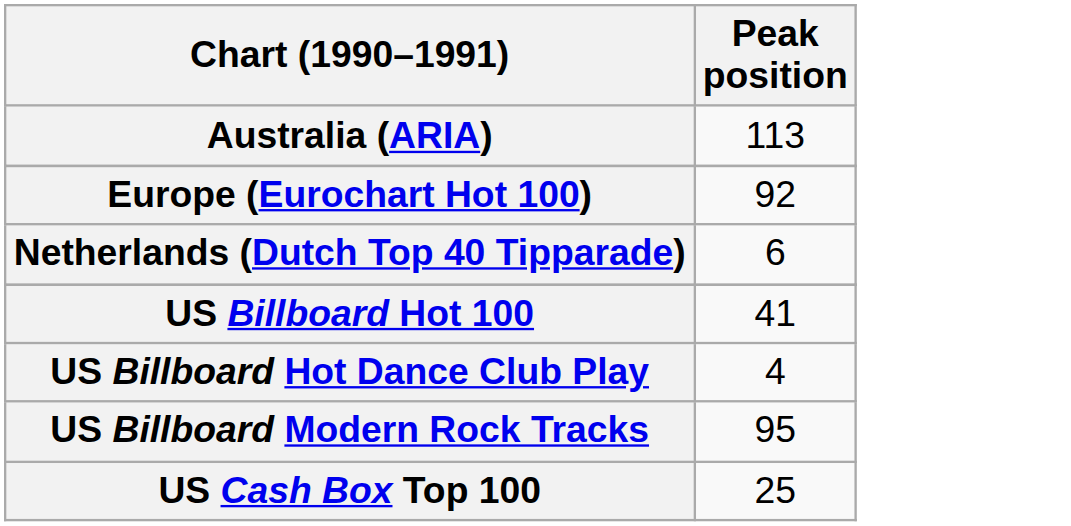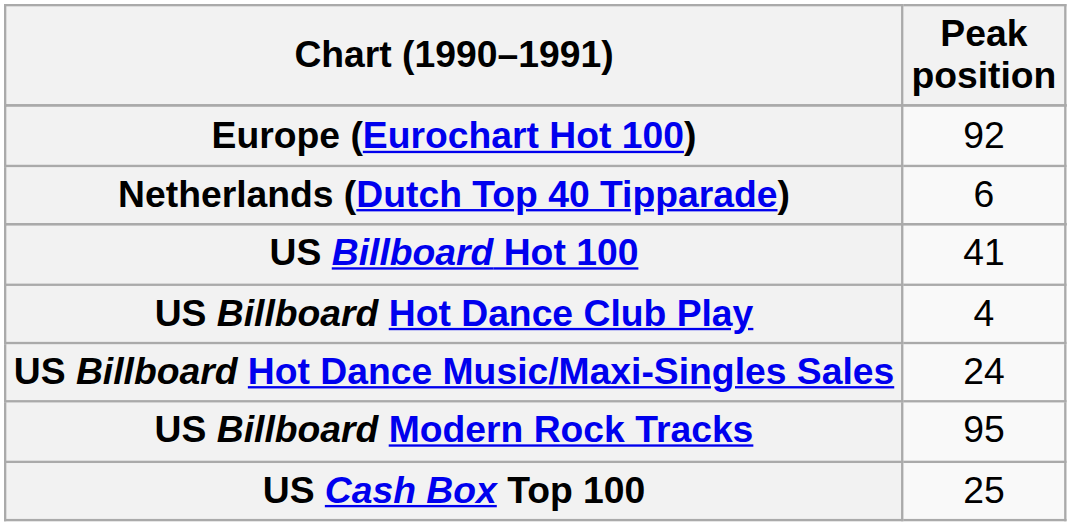- row: (350, 135)
+ row: (454, 371)
